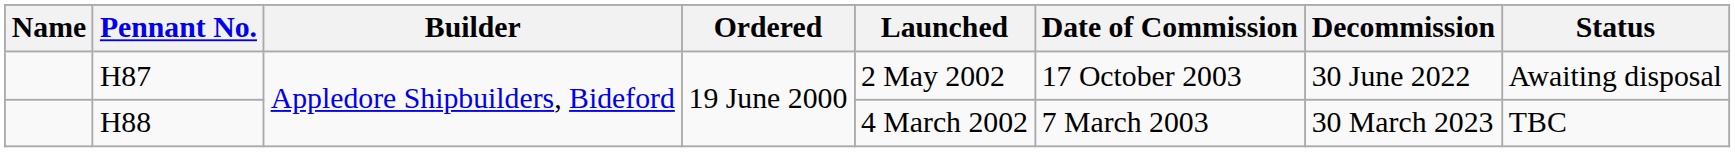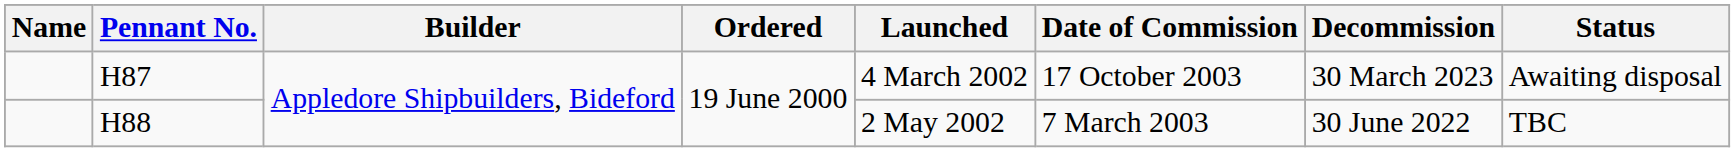(933, 75) 2 May 2002 -> (944, 75) 4 March 2002
(1391, 75) 30 June 2022 -> (1403, 75) 30 March 2023
(944, 122) 4 March 2002 -> (933, 122) 2 May 2002
(1403, 122) 30 March 2023 -> (1391, 122) 30 June 2022
